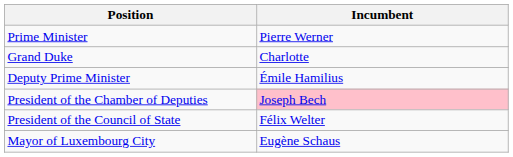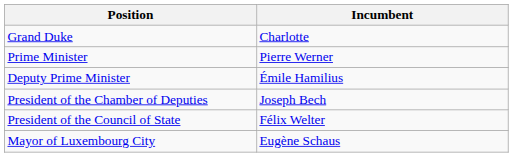rows swapped: (40, 57) <-> (47, 36)
(293, 99) pink background -> (293, 99) no background
